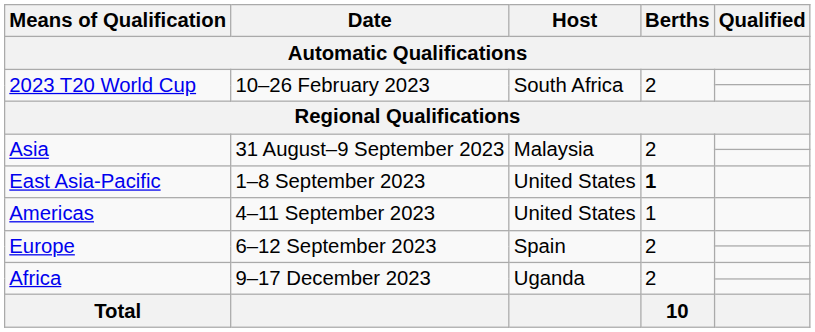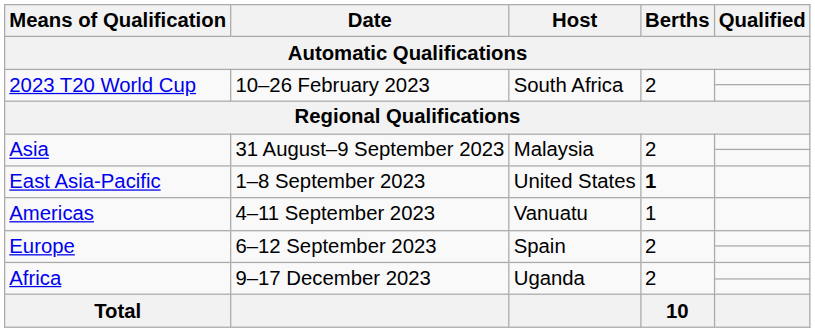(575, 213) United States -> (551, 213) Vanuatu
